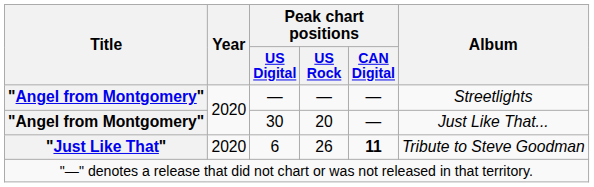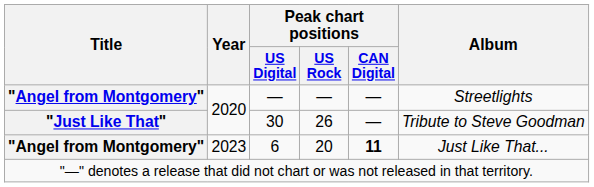(106, 122) "Angel from Montgomery" -> (106, 122) "Just Like That"
(324, 122) 20 -> (324, 122) 26
(493, 122) Just Like That... -> (493, 122) Tribute to Steve Goodman
(106, 147) "Just Like That" -> (106, 147) "Angel from Montgomery"
(229, 147) 2020 -> (229, 147) 2023
(324, 147) 26 -> (324, 147) 20
(493, 147) Tribute to Steve Goodman -> (493, 147) Just Like That...
